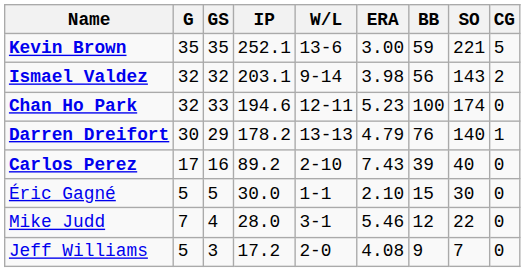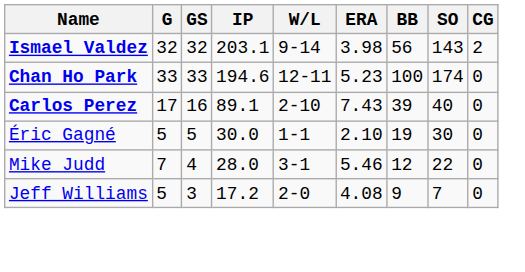- row: (68, 48)
(188, 106) 32 -> (167, 77) 33
- row: (89, 135)
(259, 164) 89.2 -> (237, 106) 89.1
(423, 193) 15 -> (402, 135) 19
